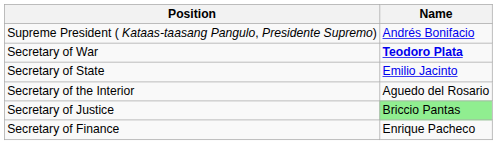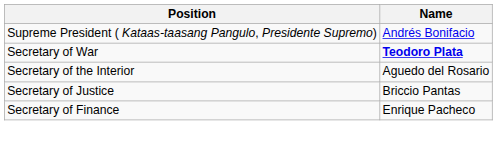- row: (56, 71)
(421, 110) lightgreen background -> (421, 91) no background
